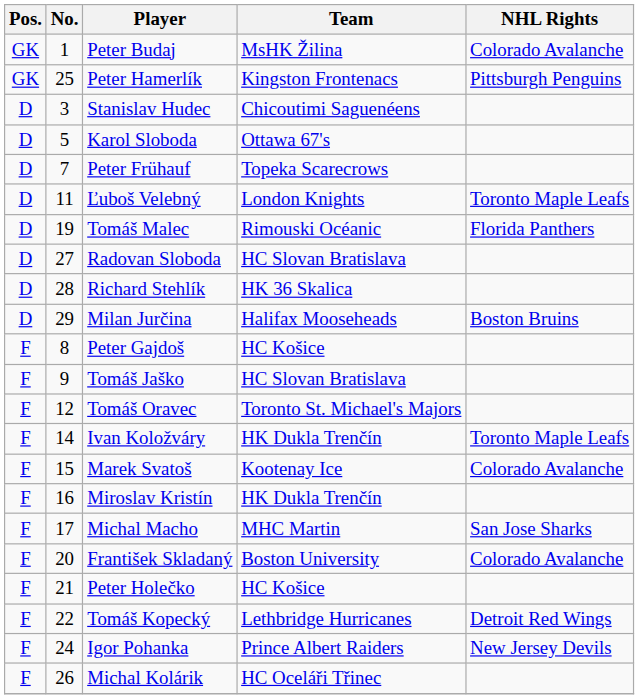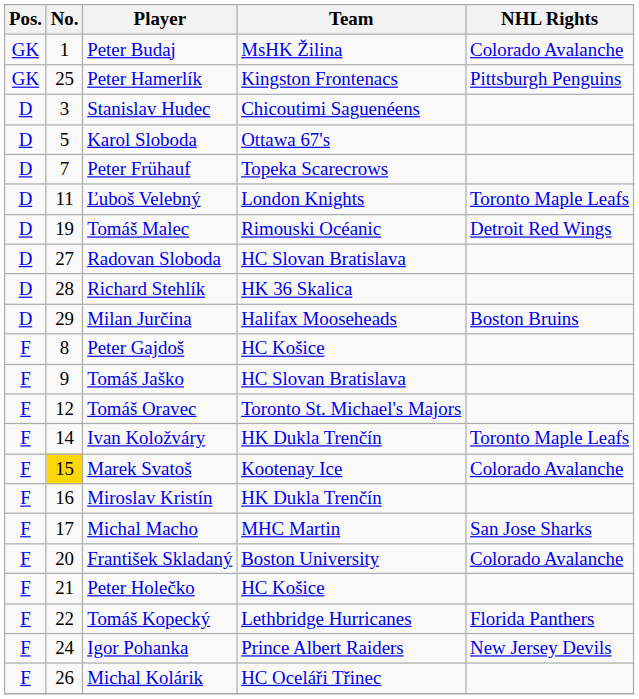(532, 229) Florida Panthers -> (541, 229) Detroit Red Wings
(65, 468) no background -> (65, 468) gold background
(541, 618) Detroit Red Wings -> (532, 618) Florida Panthers
